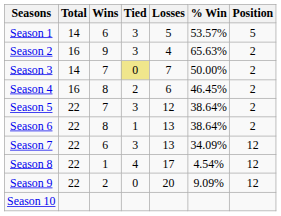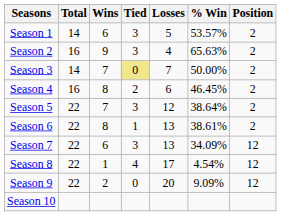(253, 32) 5 -> (253, 32) 2
(209, 126) 38.64% -> (209, 126) 38.61%
